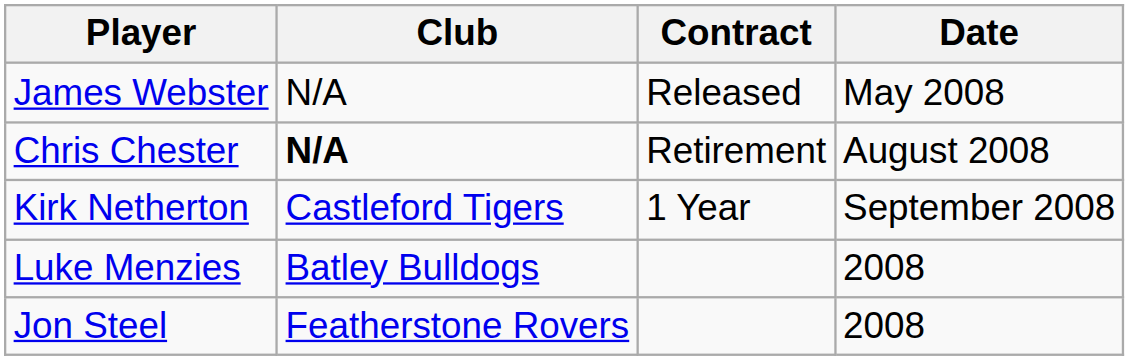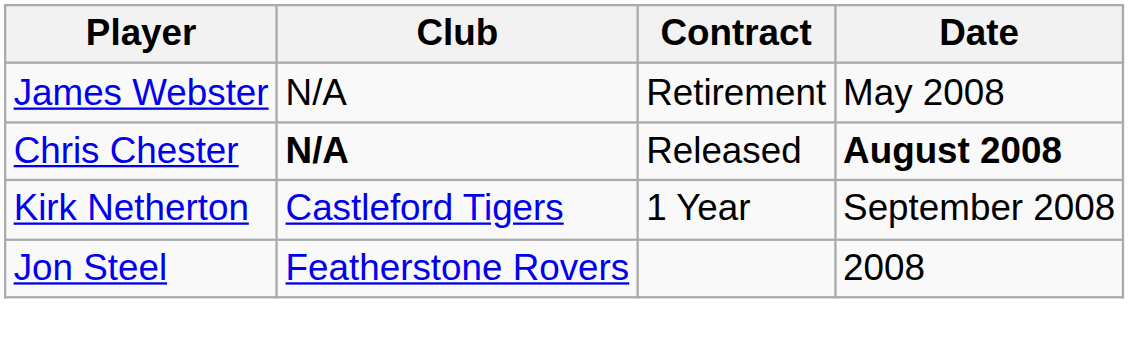(724, 92) Released -> (736, 92) Retirement
(736, 150) Retirement -> (724, 150) Released
(946, 150) normal -> (953, 150) bold
- row: (127, 267)
